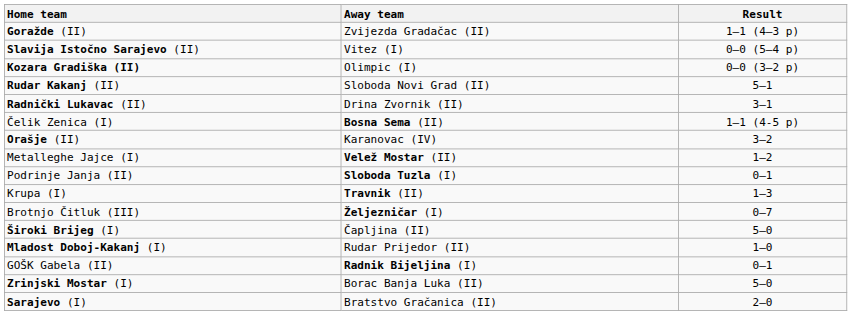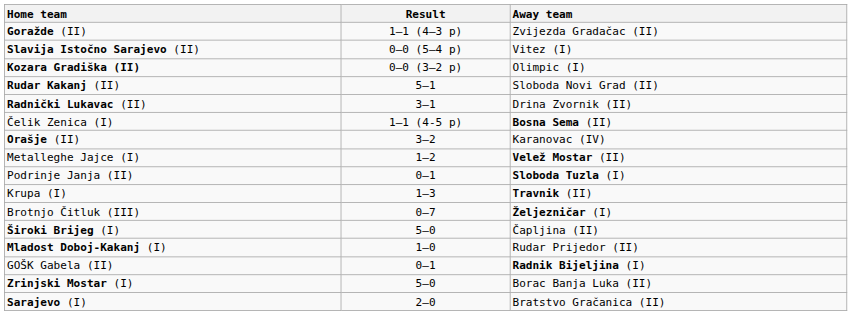columns swapped: (374, 13) <-> (763, 13)
